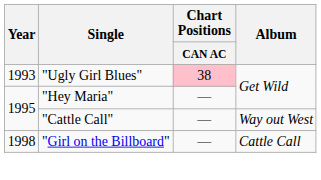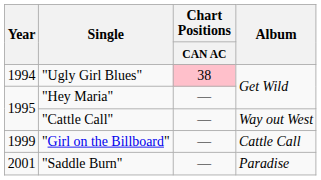(22, 75) 1993 -> (22, 75) 1994
(22, 141) 1998 -> (22, 141) 1999
+ row: (82, 163)
